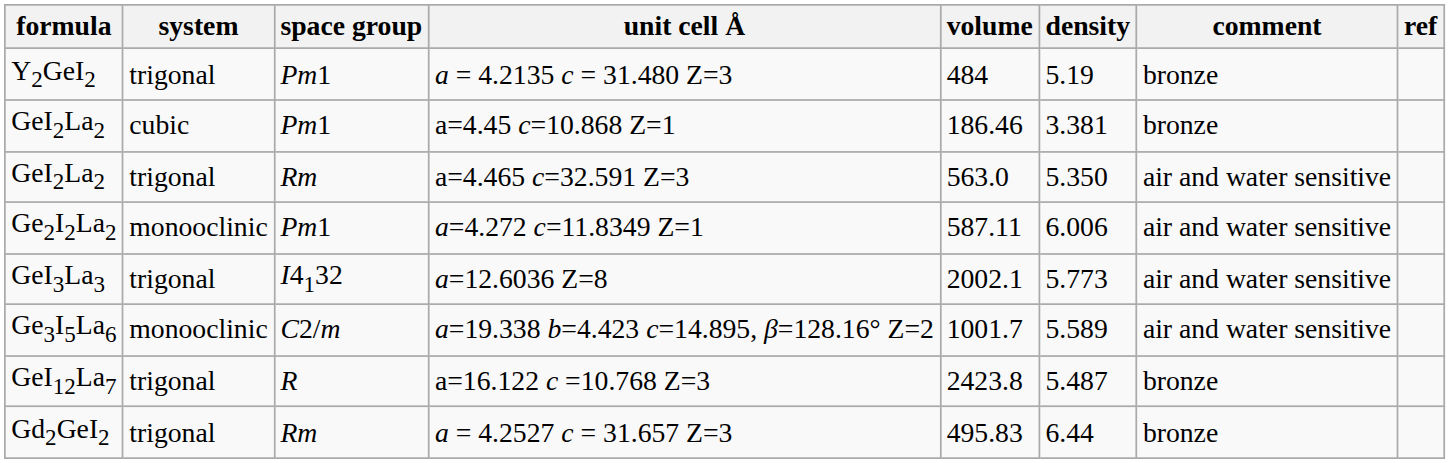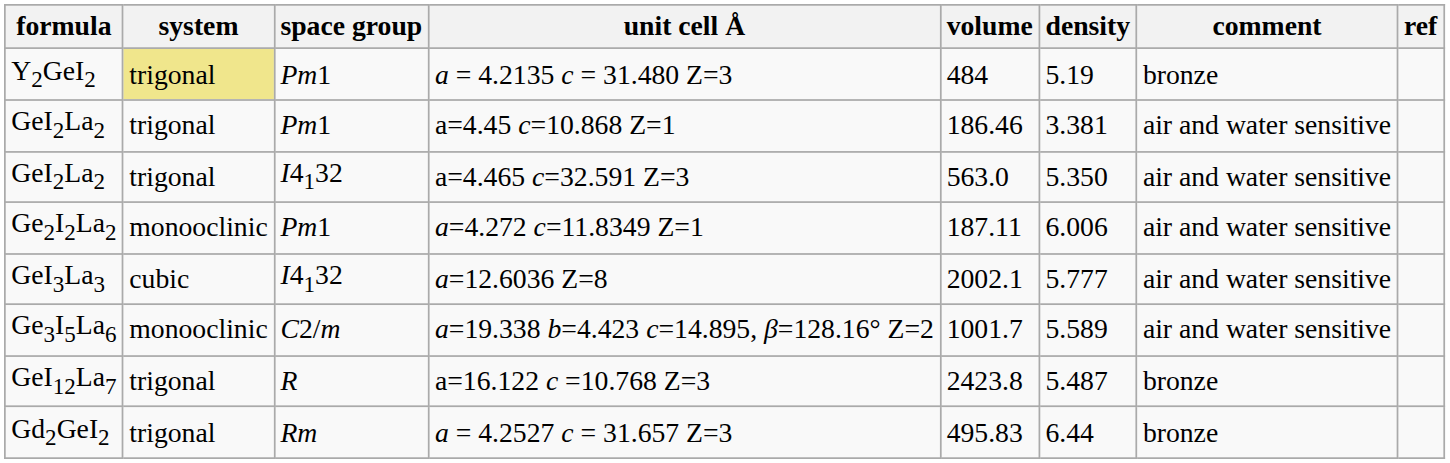(172, 73) no background -> (172, 73) khaki background
(159, 125) cubic -> (172, 125) trigonal
(1181, 125) bronze -> (1267, 125) air and water sensitive
(299, 176) Rm -> (312, 176) I4132
(984, 227) 587.11 -> (984, 227) 187.11
(172, 278) trigonal -> (159, 278) cubic
(1077, 278) 5.773 -> (1077, 278) 5.777
